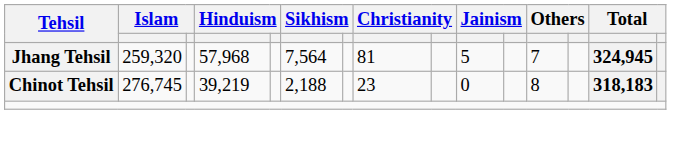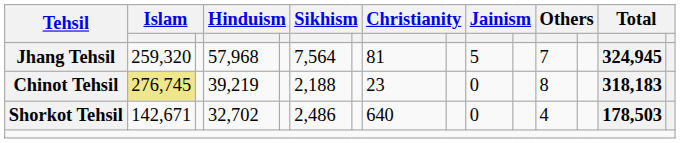(152, 85) no background -> (161, 85) khaki background
+ row: (66, 115)
